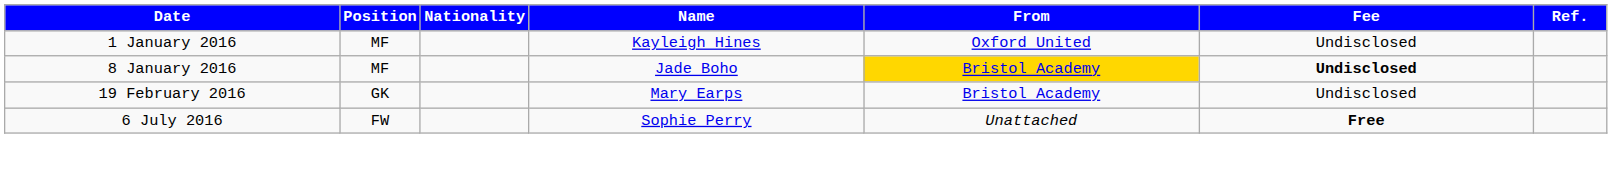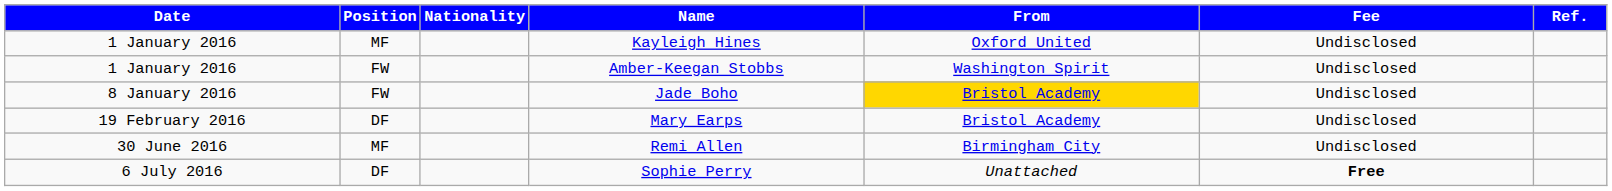+ row: (696, 69)
(380, 69) MF -> (380, 94) FW
(1366, 69) bold -> (1366, 94) normal
(380, 94) GK -> (380, 120) DF
+ row: (696, 146)
(380, 120) FW -> (380, 172) DF
